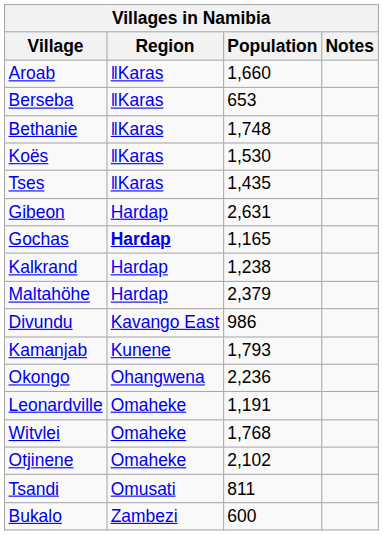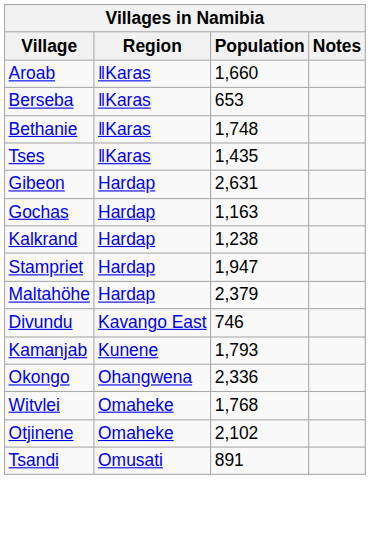- row: (28, 156)
(141, 239) bold -> (127, 211) normal
(249, 239) 1,165 -> (237, 211) 1,163
+ row: (46, 267)
(242, 322) 986 -> (229, 322) 746
(249, 377) 2,236 -> (237, 377) 2,336
- row: (56, 405)
(241, 488) 811 -> (229, 460) 891
- row: (35, 516)
